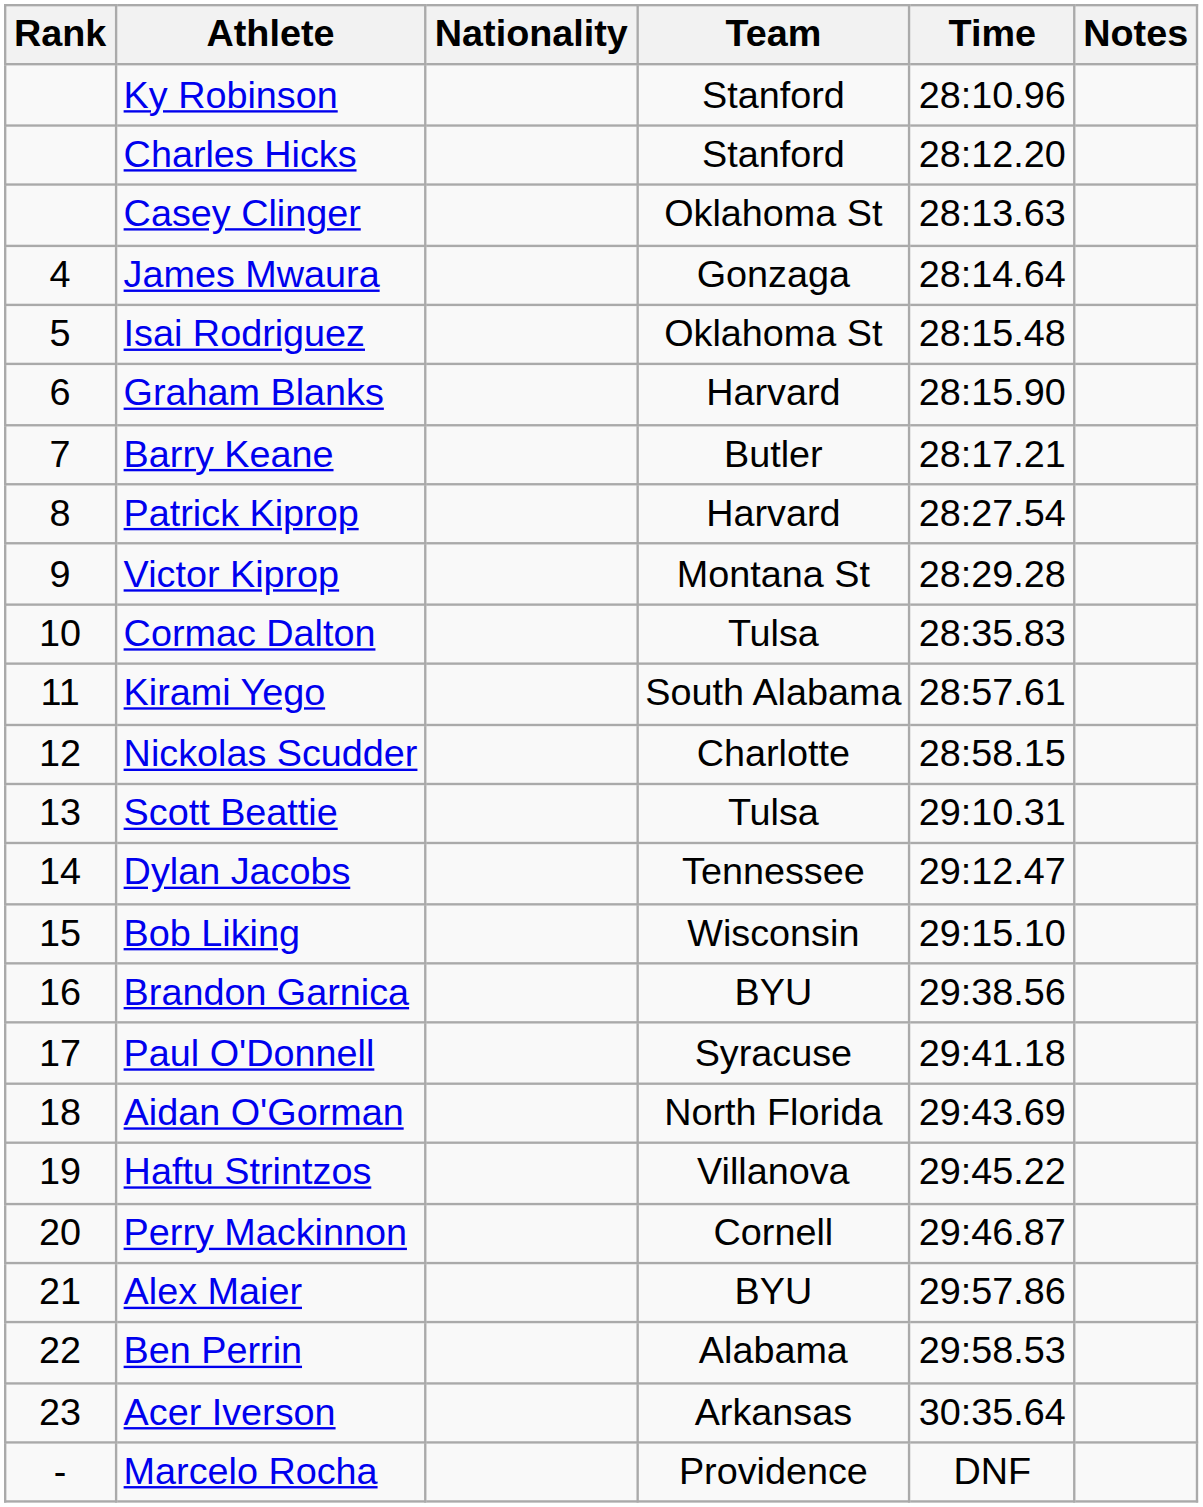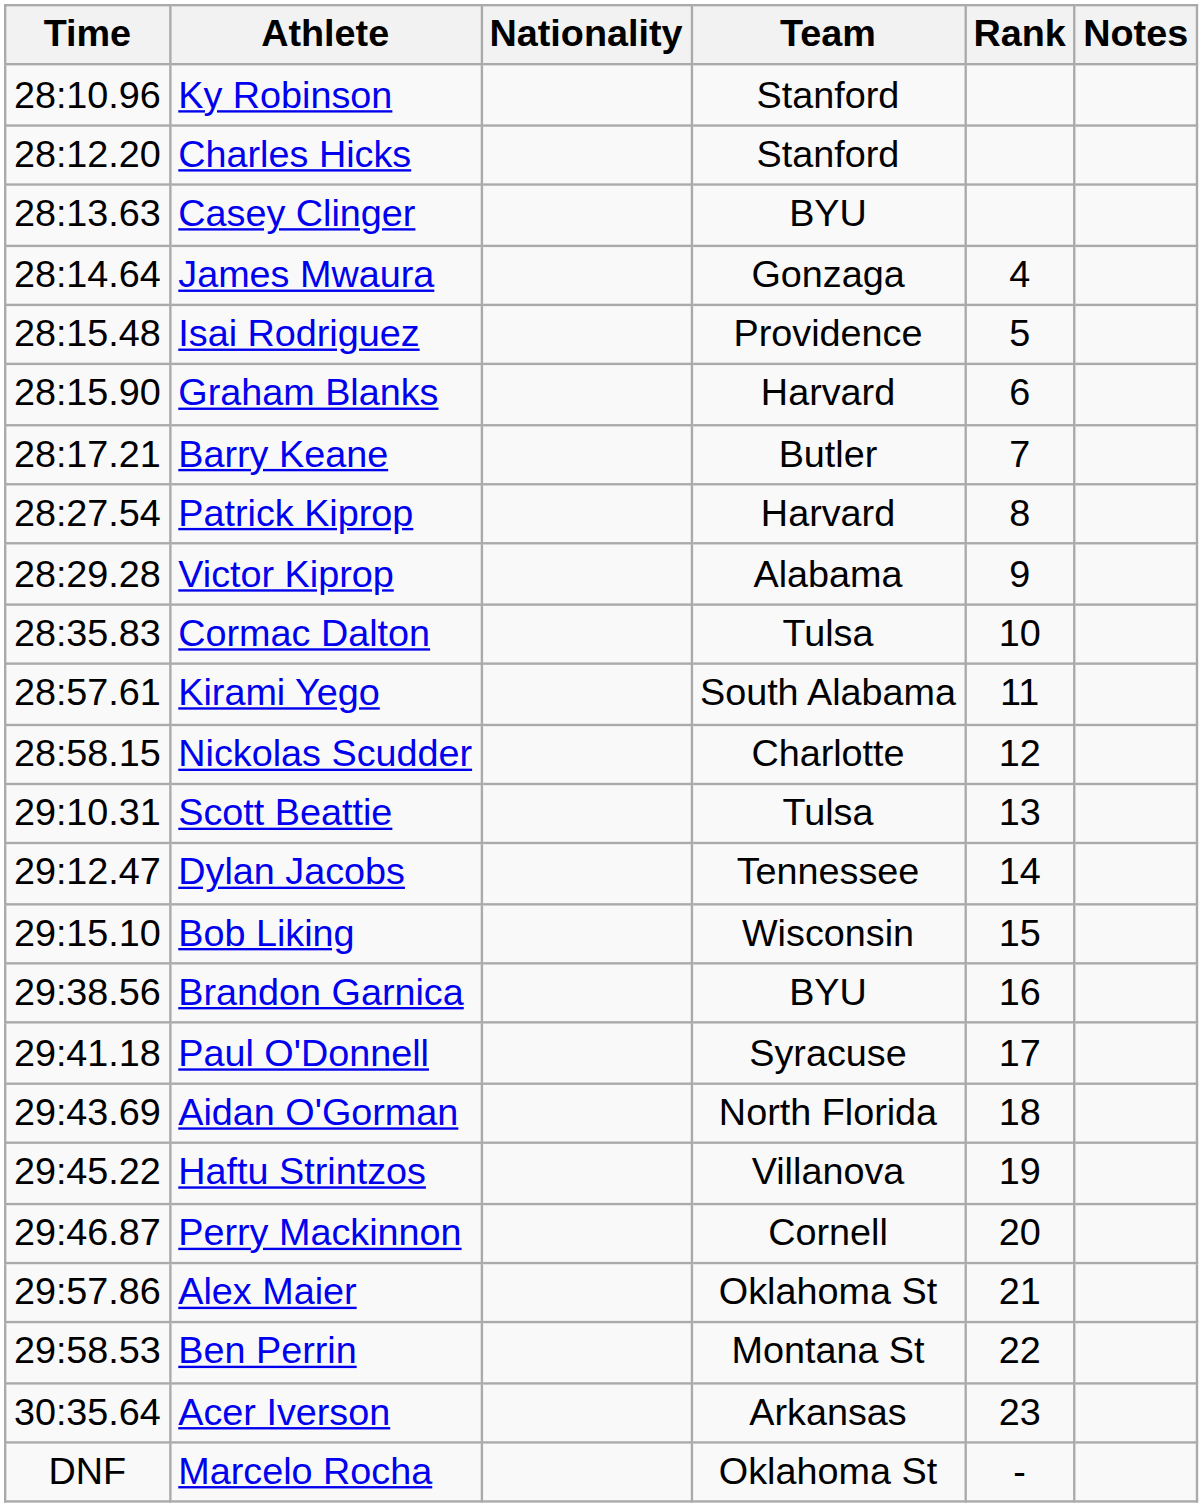columns swapped: (60, 34) <-> (992, 34)
(773, 214) Oklahoma St -> (828, 214) BYU
(773, 333) Oklahoma St -> (828, 333) Providence
(773, 573) Montana St -> (828, 573) Alabama
(773, 1292) BYU -> (828, 1292) Oklahoma St
(773, 1351) Alabama -> (828, 1351) Montana St
(773, 1471) Providence -> (828, 1471) Oklahoma St
